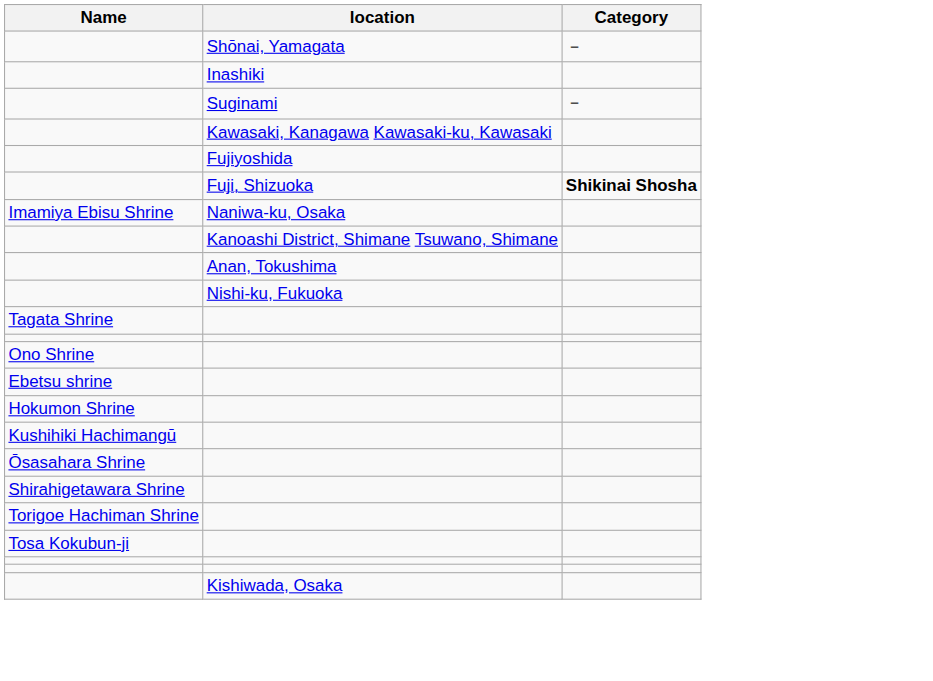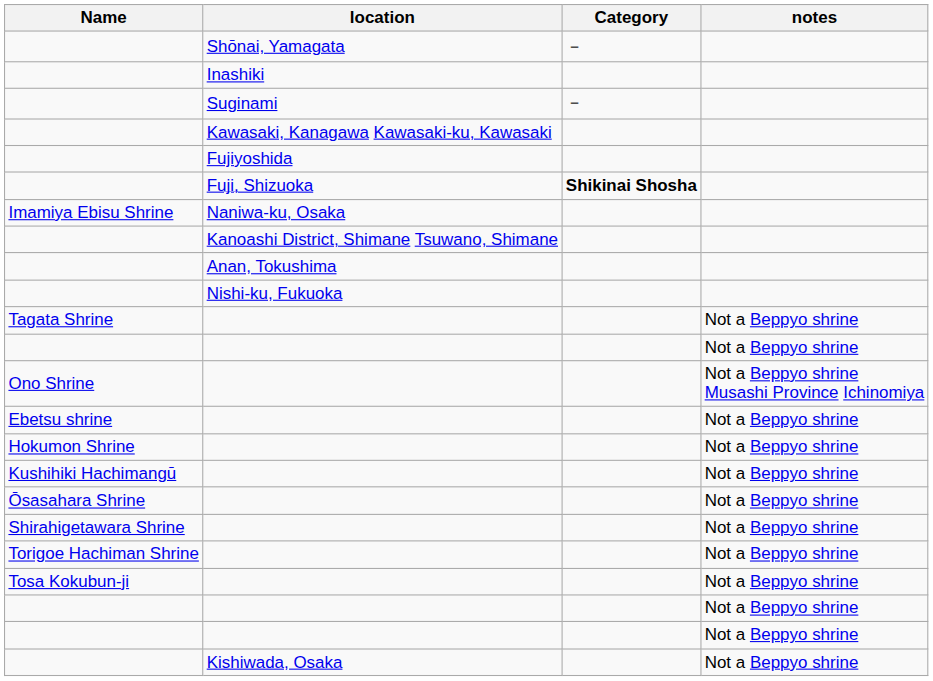+ column: (814, 17)
